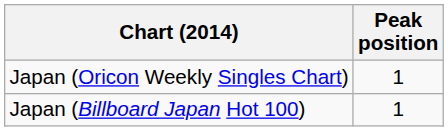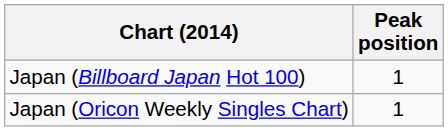rows swapped: (179, 76) <-> (157, 109)
